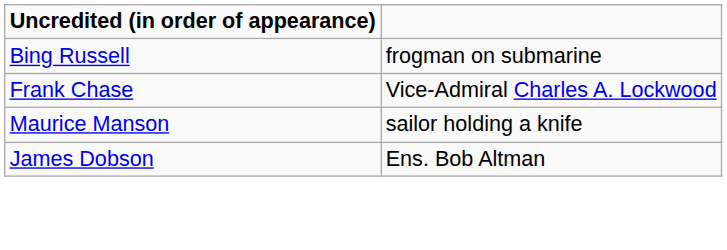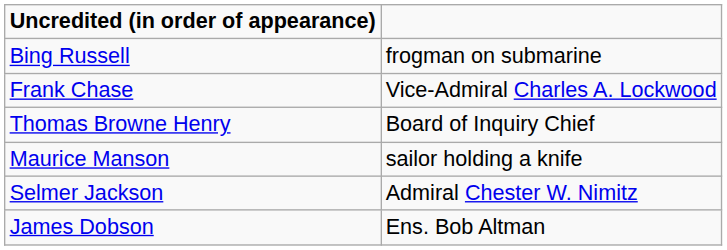+ row: (120, 124)
+ row: (86, 192)
